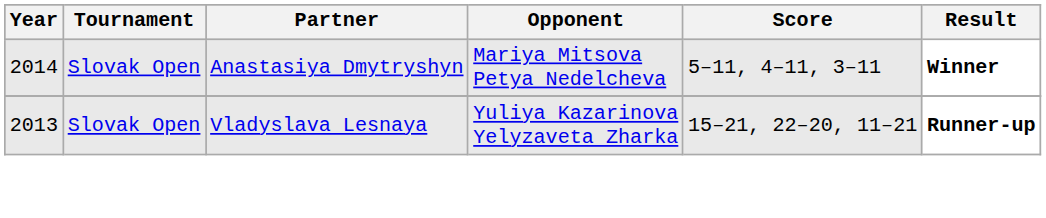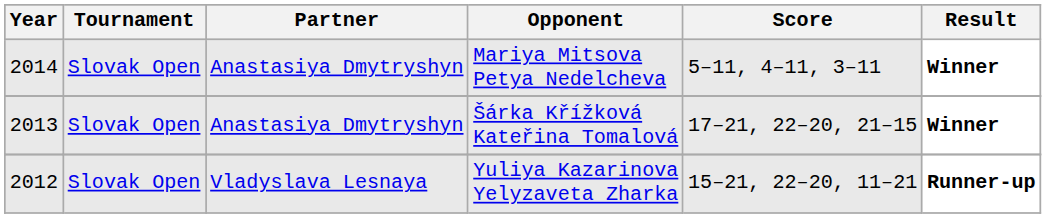+ row: (576, 125)
(34, 125) 2013 -> (34, 183) 2012
